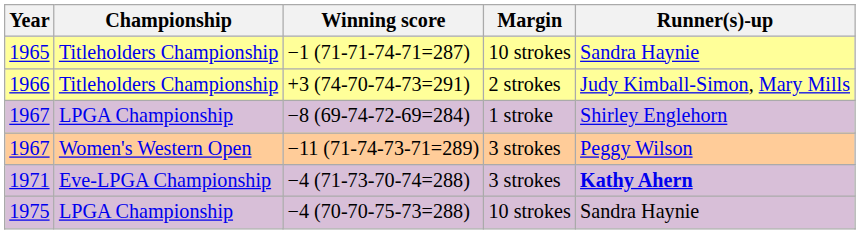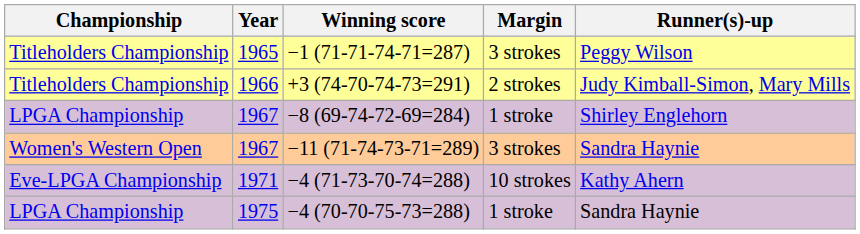columns swapped: (29, 20) <-> (169, 20)
(530, 52) 10 strokes -> (525, 52) 3 strokes
(640, 52) Sandra Haynie -> (636, 52) Peggy Wilson
(636, 148) Peggy Wilson -> (640, 148) Sandra Haynie
(525, 180) 3 strokes -> (530, 180) 10 strokes
(636, 180) bold -> (632, 180) normal
(530, 212) 10 strokes -> (521, 212) 1 stroke
